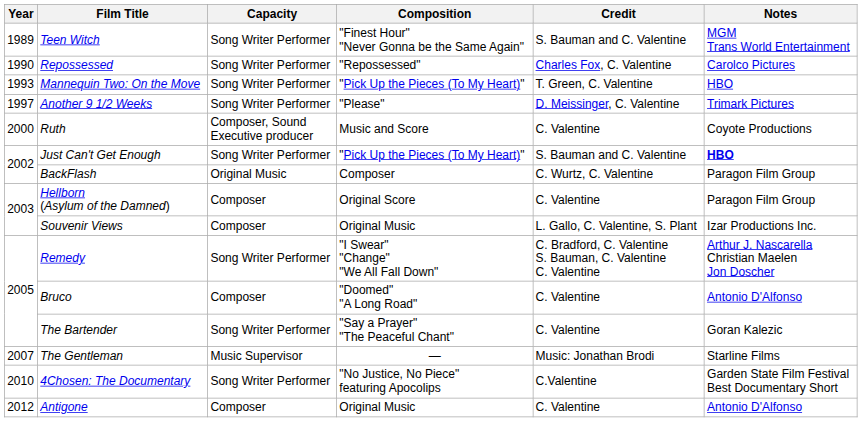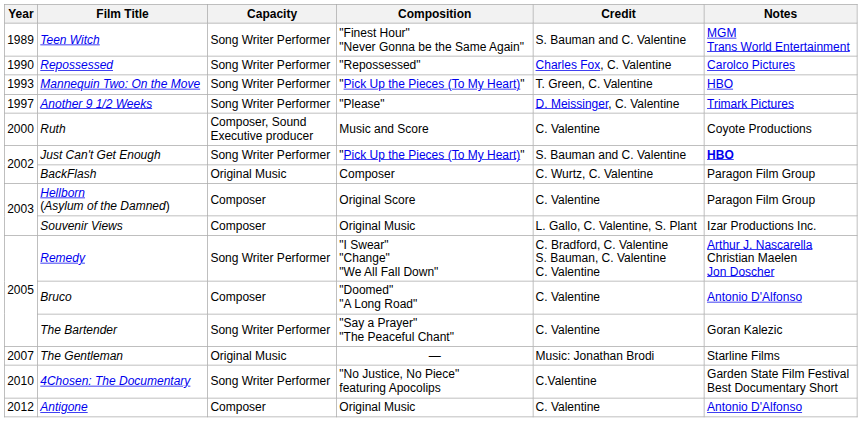(256, 355) Music Supervisor -> (248, 355) Original Music
